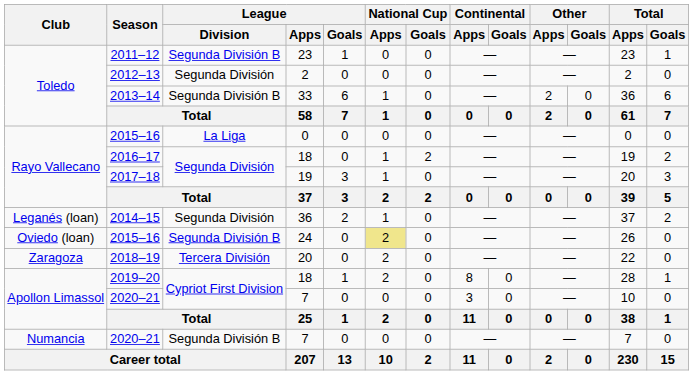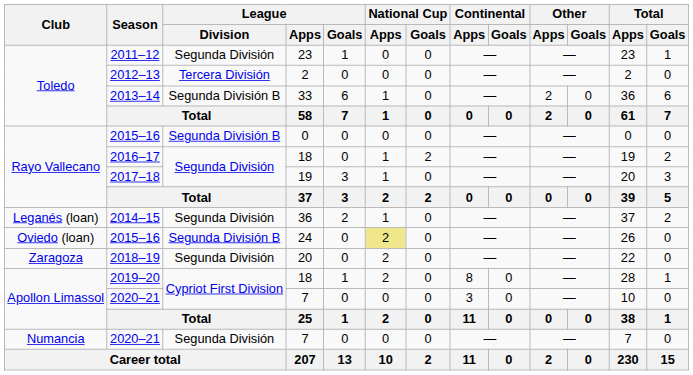(224, 55) Segunda División B -> (224, 55) Segunda División
(224, 75) Segunda División -> (224, 75) Tercera División
(224, 136) La Liga -> (224, 136) Segunda División B
(224, 258) Tercera División -> (224, 258) Segunda División
(224, 339) Segunda División B -> (224, 339) Segunda División
